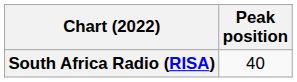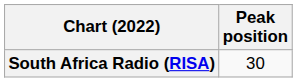(255, 63) 40 -> (255, 63) 30
